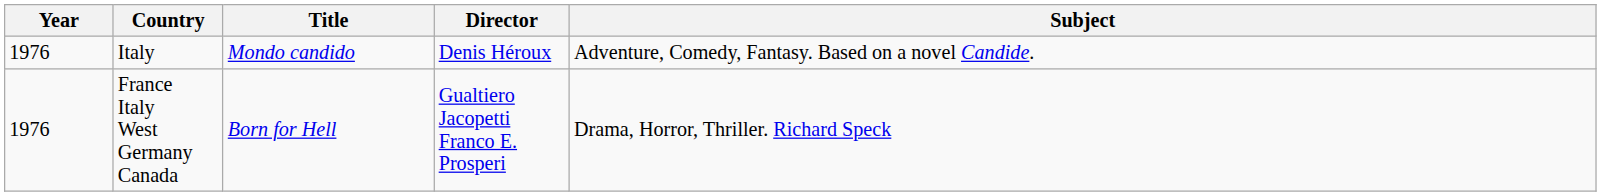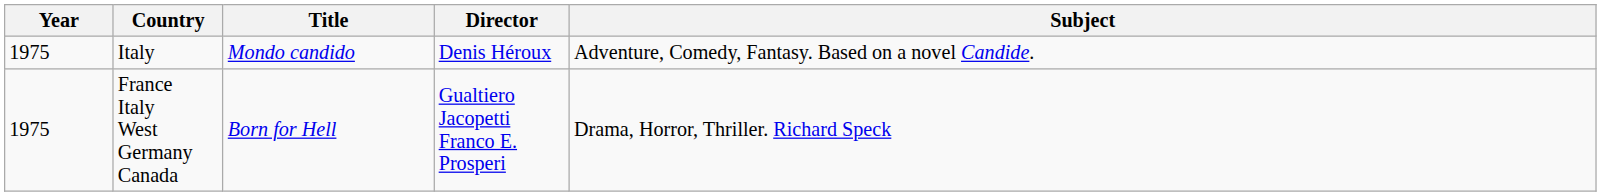(29, 52) 1976 -> (29, 52) 1975
(29, 129) 1976 -> (29, 129) 1975
